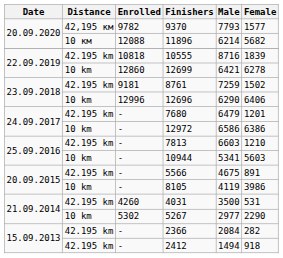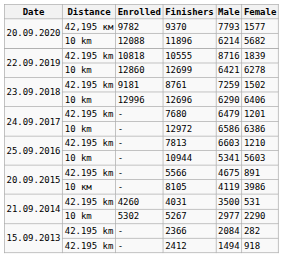(78, 41) 10 км -> (78, 41) 10 km
(78, 187) 10 km -> (78, 187) 10 км
